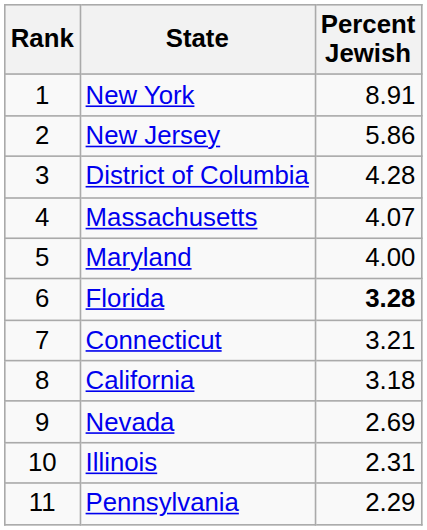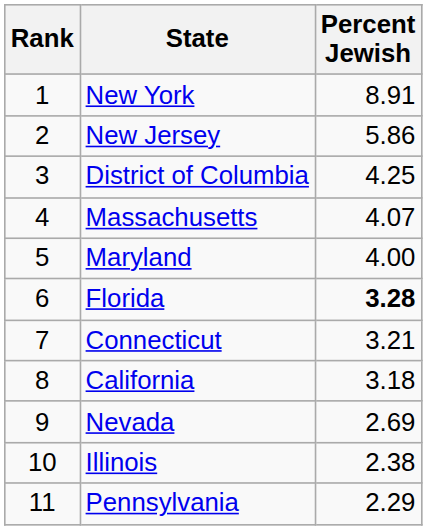(390, 176) 4.28 -> (390, 176) 4.25
(390, 462) 2.31 -> (390, 462) 2.38
